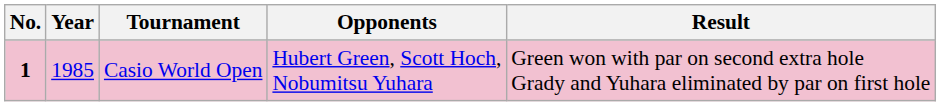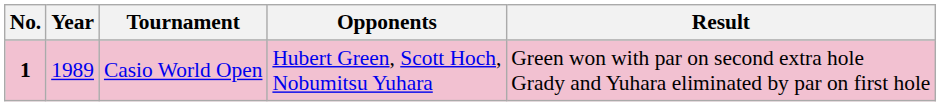(73, 70) 1985 -> (73, 70) 1989
